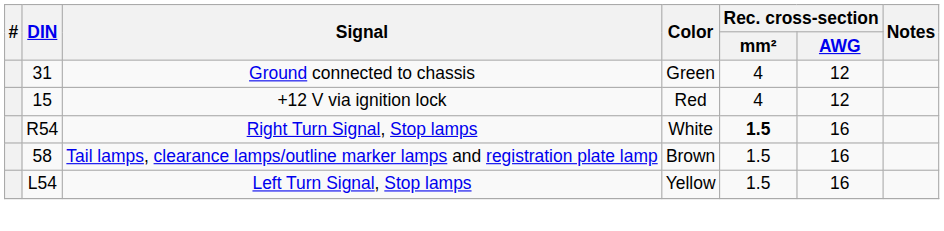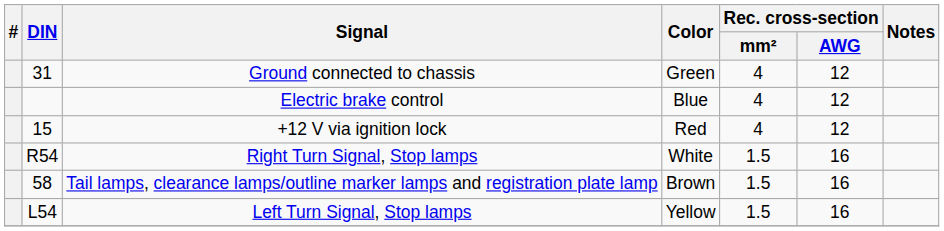+ row: (362, 101)
(758, 128) bold -> (758, 156) normal
